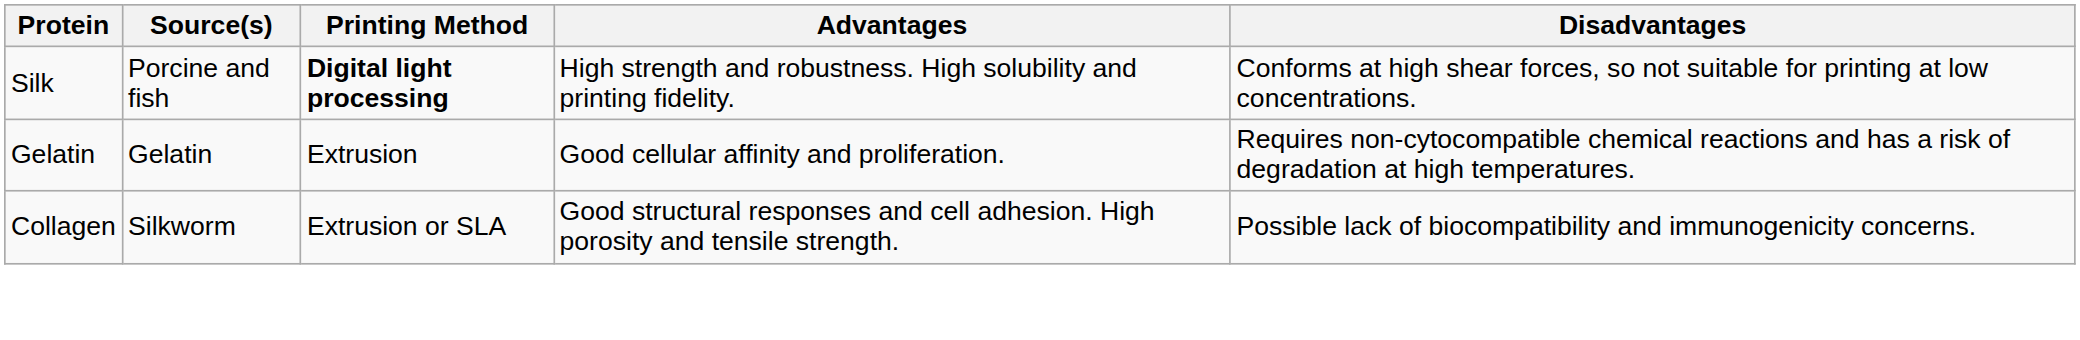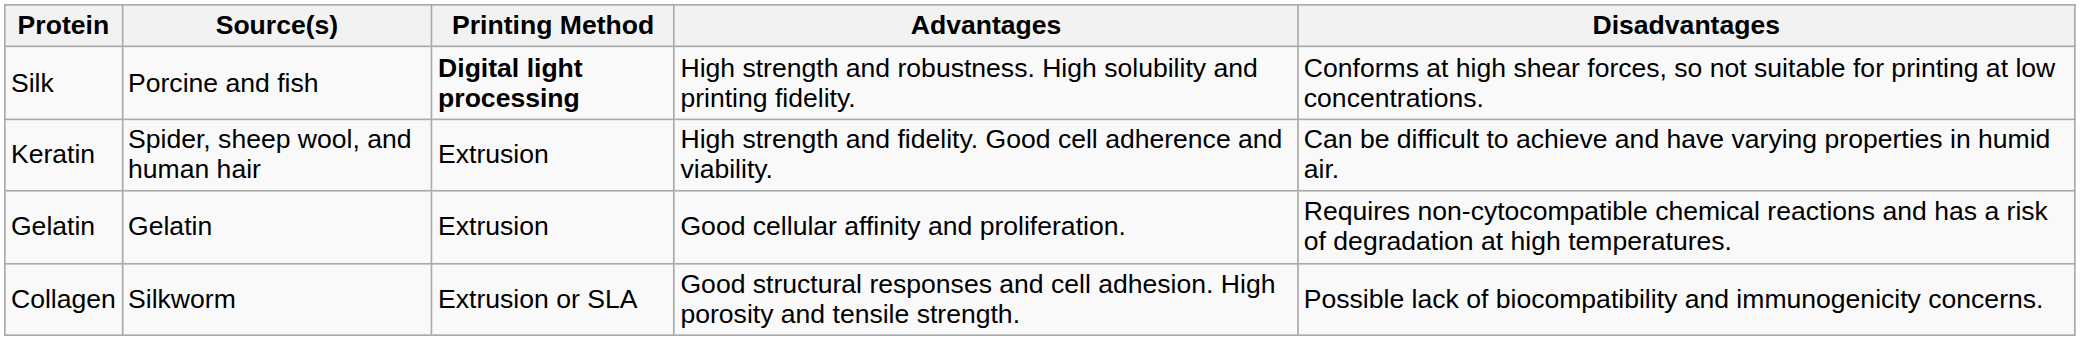+ row: (53, 154)
